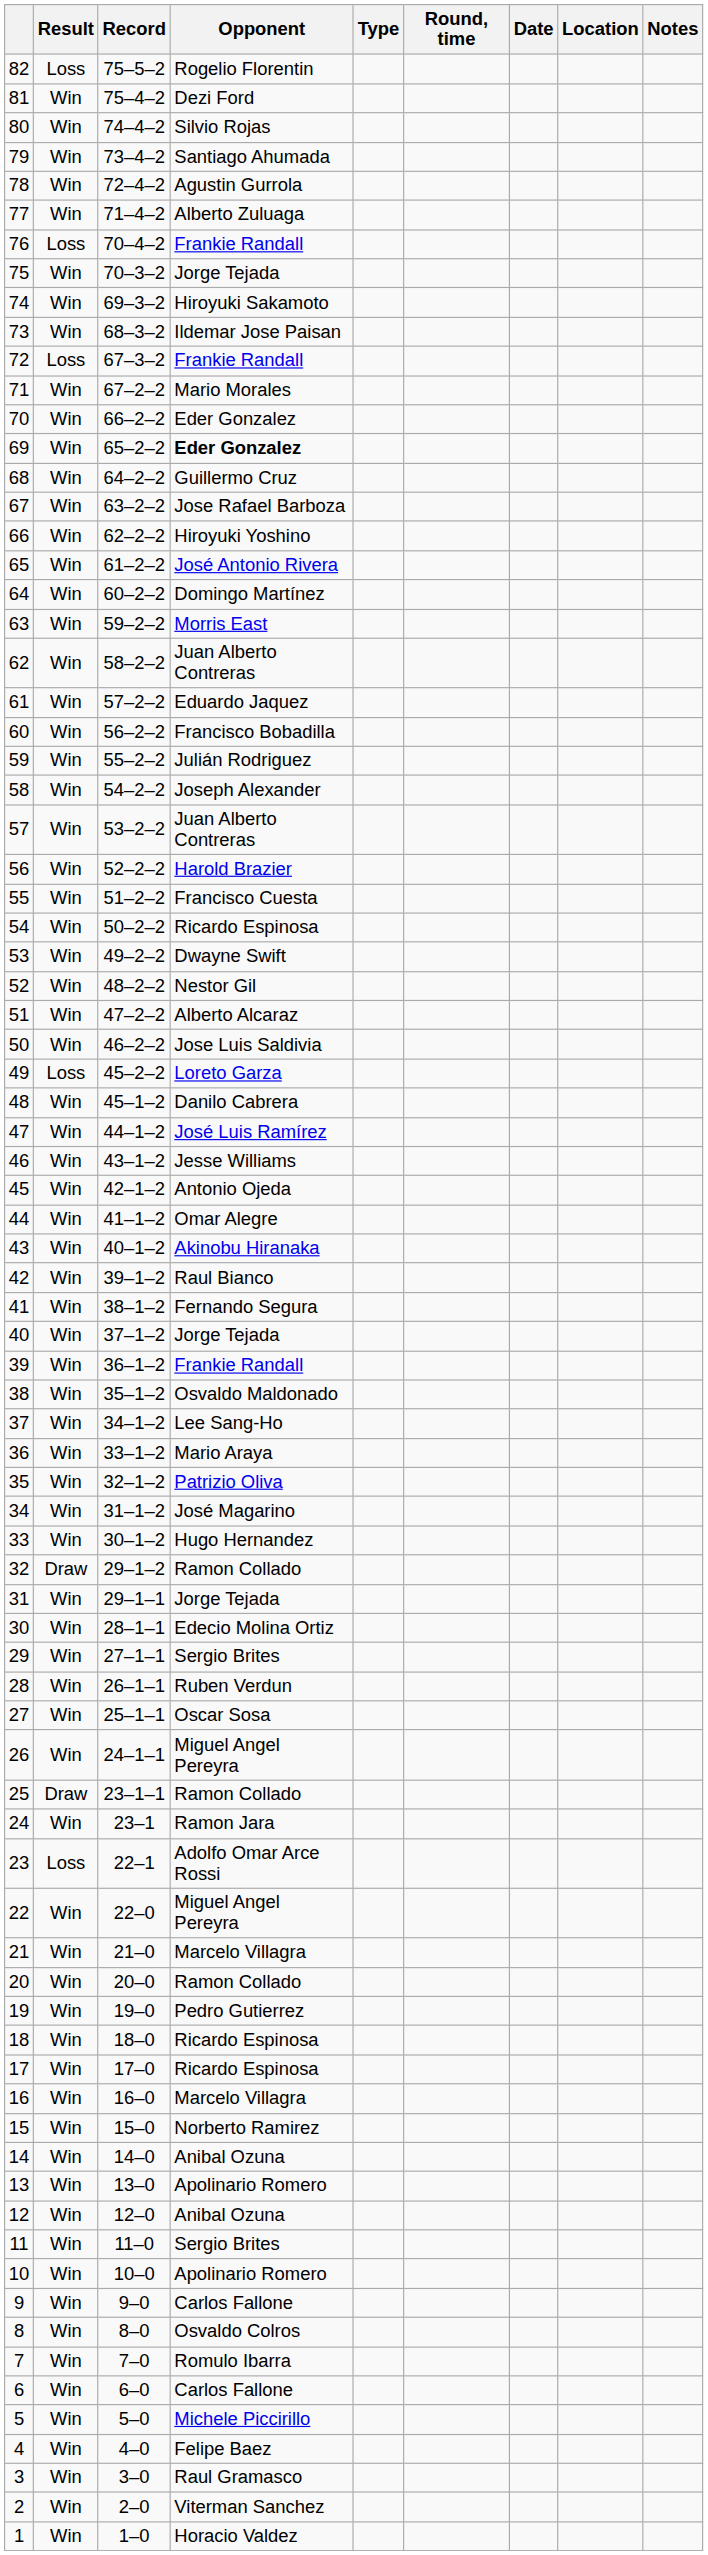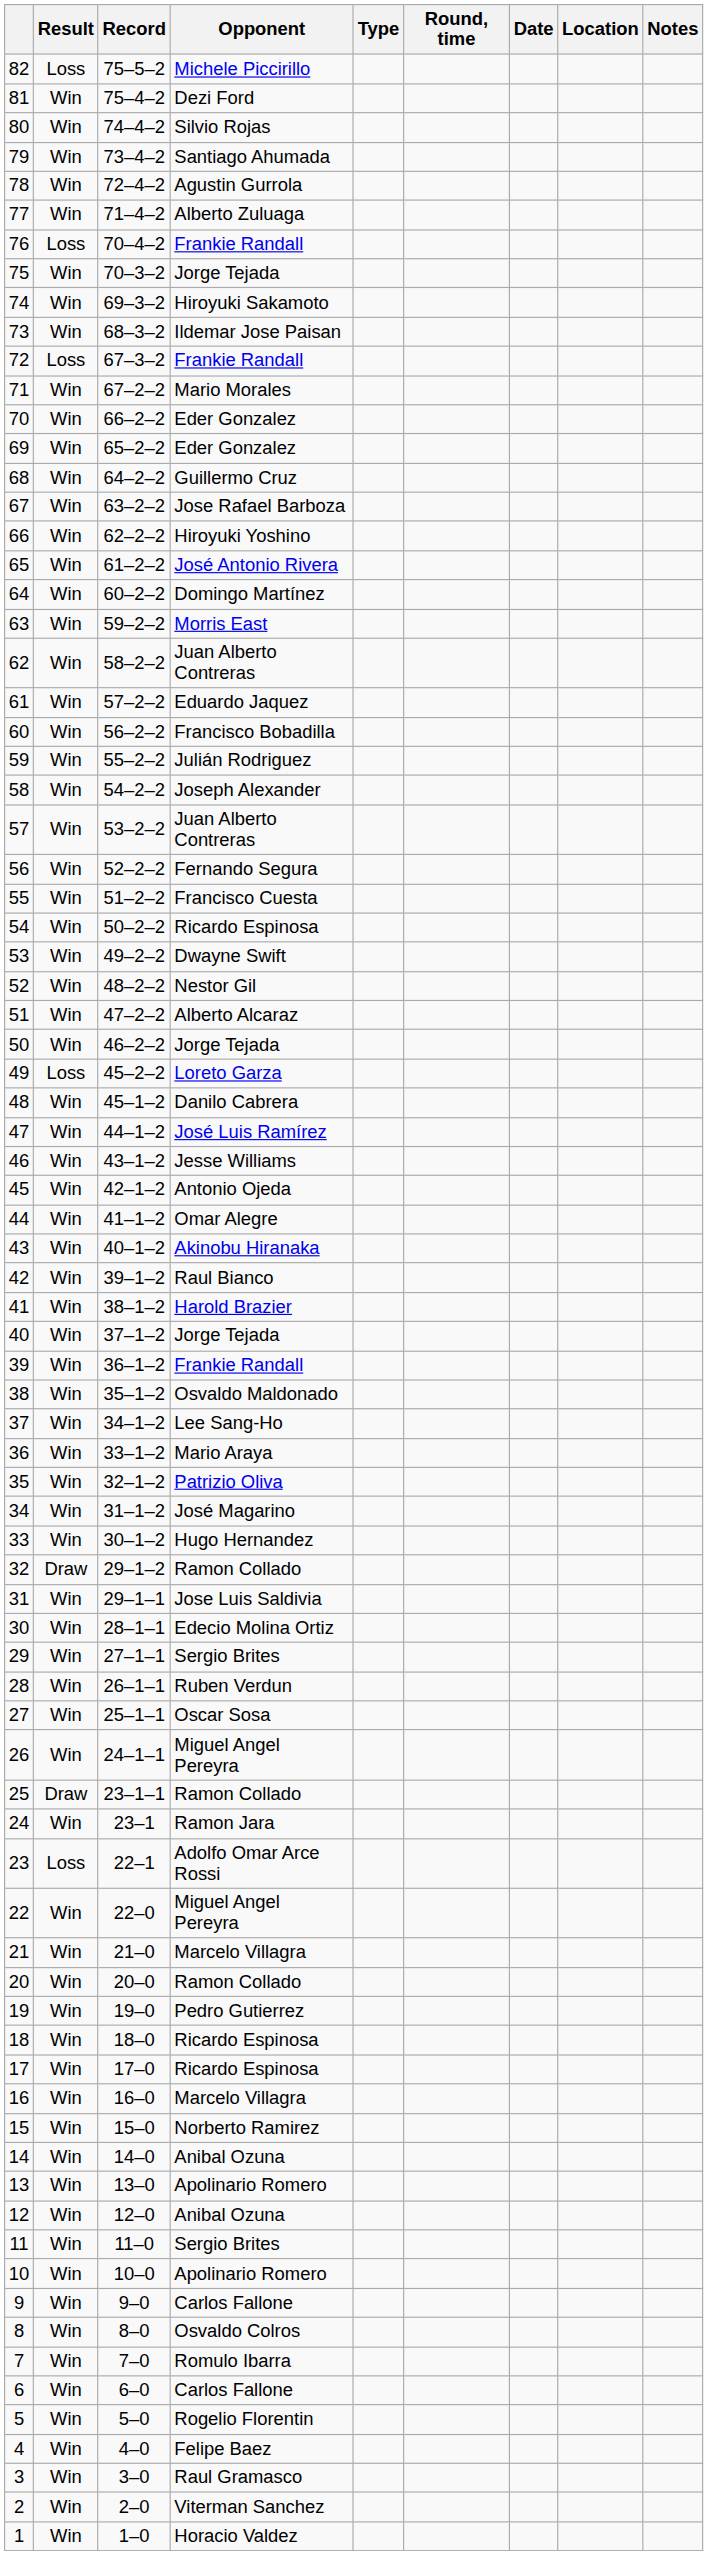(244, 68) Rogelio Florentin -> (242, 68) Michele Piccirillo
(238, 448) bold -> (235, 448) normal
(233, 869) Harold Brazier -> (246, 869) Fernando Segura
(248, 1044) Jose Luis Saldivia -> (227, 1044) Jorge Tejada
(246, 1306) Fernando Segura -> (233, 1306) Harold Brazier
(227, 1598) Jorge Tejada -> (248, 1598) Jose Luis Saldivia
(242, 2419) Michele Piccirillo -> (244, 2419) Rogelio Florentin
